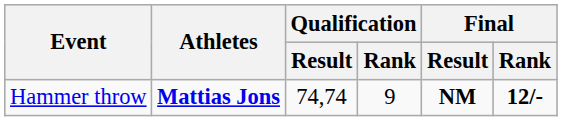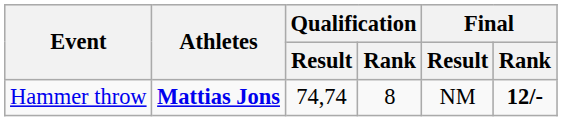(390, 97) 9 -> (390, 97) 8
(458, 97) bold -> (458, 97) normal
